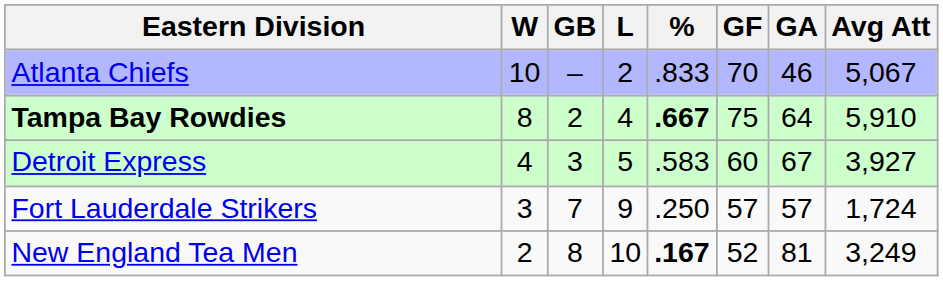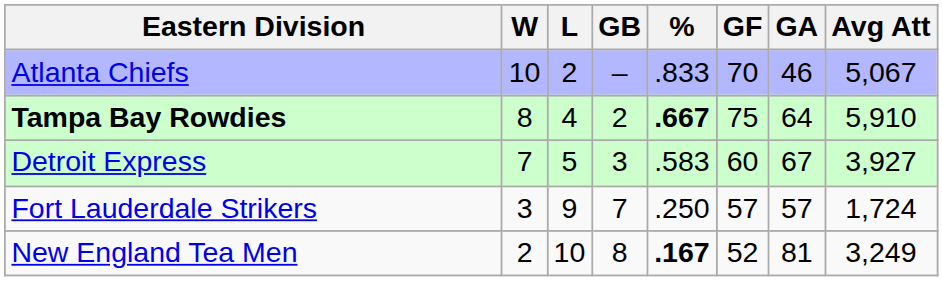columns swapped: (625, 27) <-> (575, 27)
(525, 162) 4 -> (525, 162) 7
